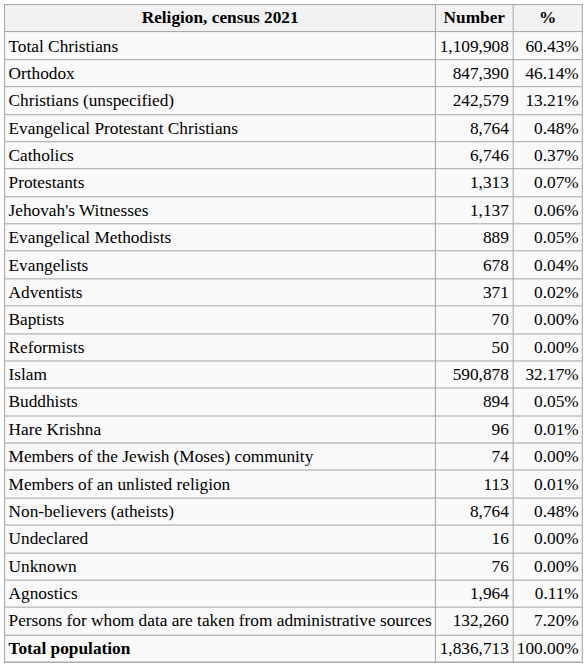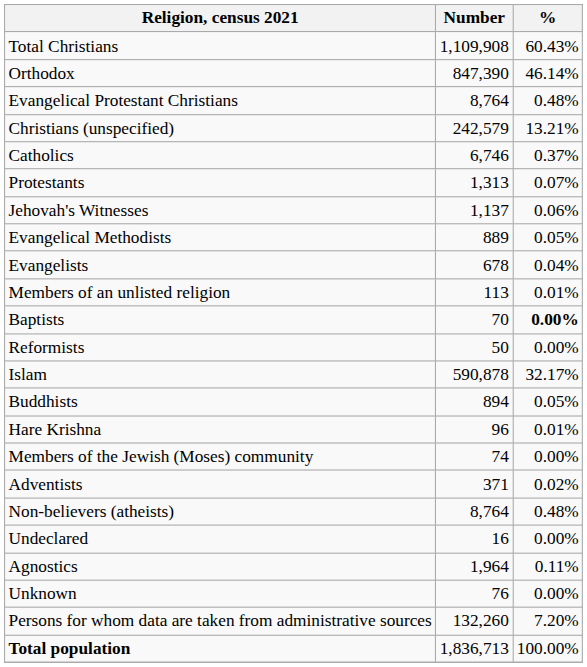rows swapped: (91, 100) <-> (123, 127)
rows swapped: (45, 292) <-> (119, 484)
(556, 319) normal -> (555, 319) bold
rows swapped: (43, 566) <-> (43, 593)
